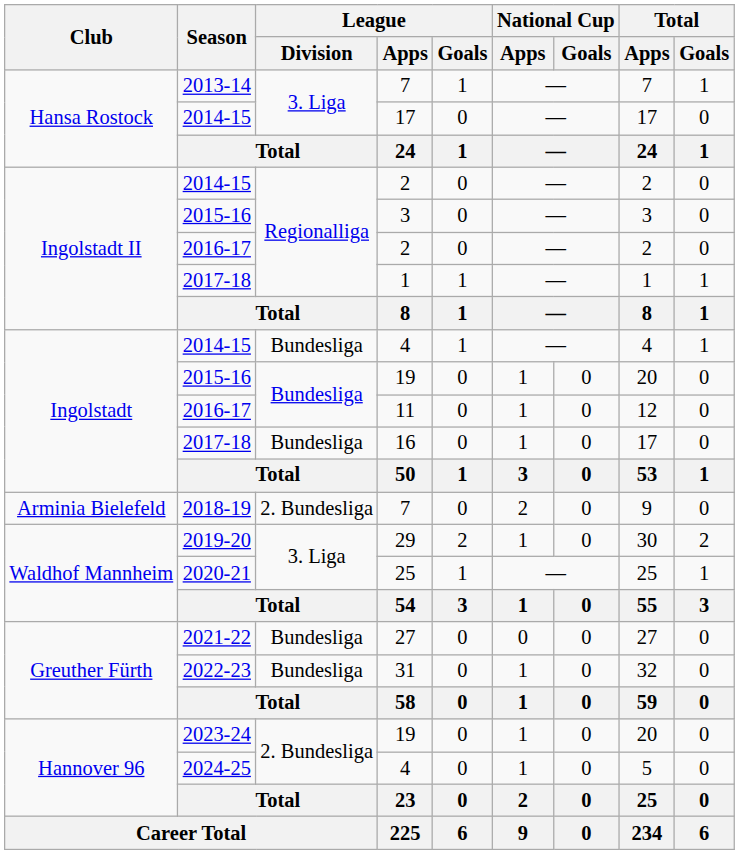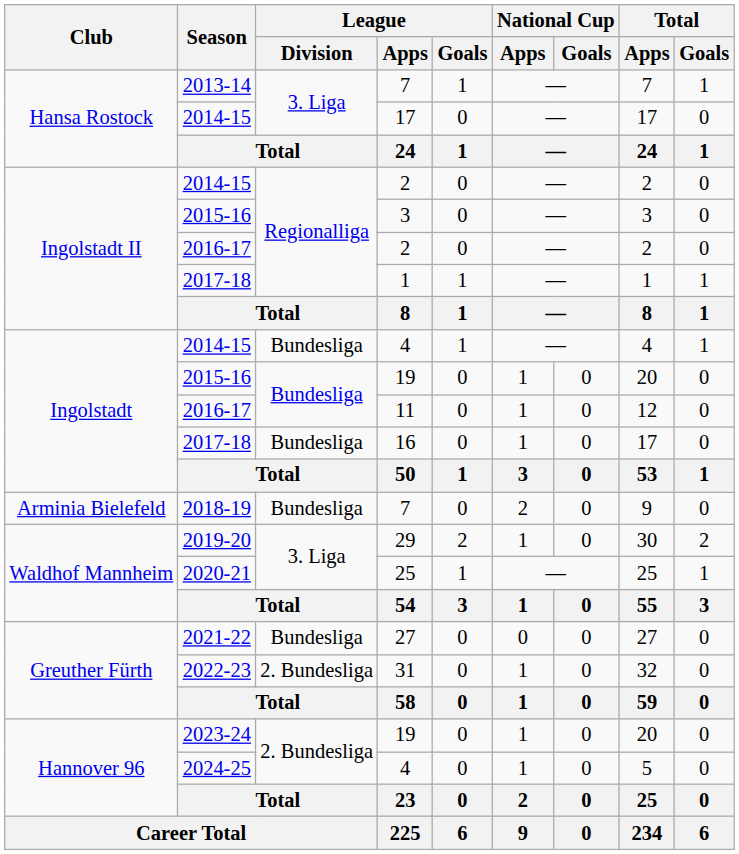(317, 507) 2. Bundesliga -> (317, 507) Bundesliga
(317, 670) Bundesliga -> (317, 670) 2. Bundesliga
